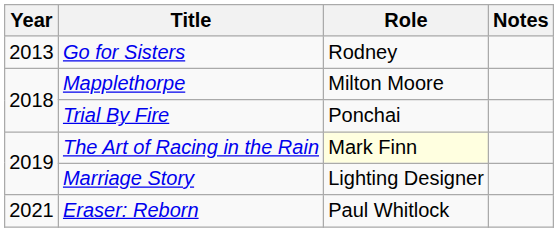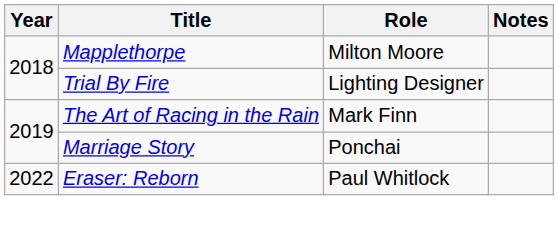- row: (124, 52)
(364, 115) Ponchai -> (406, 83) Lighting Designer
(373, 147) lightyellow background -> (373, 115) no background
(406, 178) Lighting Designer -> (364, 147) Ponchai
(31, 210) 2021 -> (31, 178) 2022
